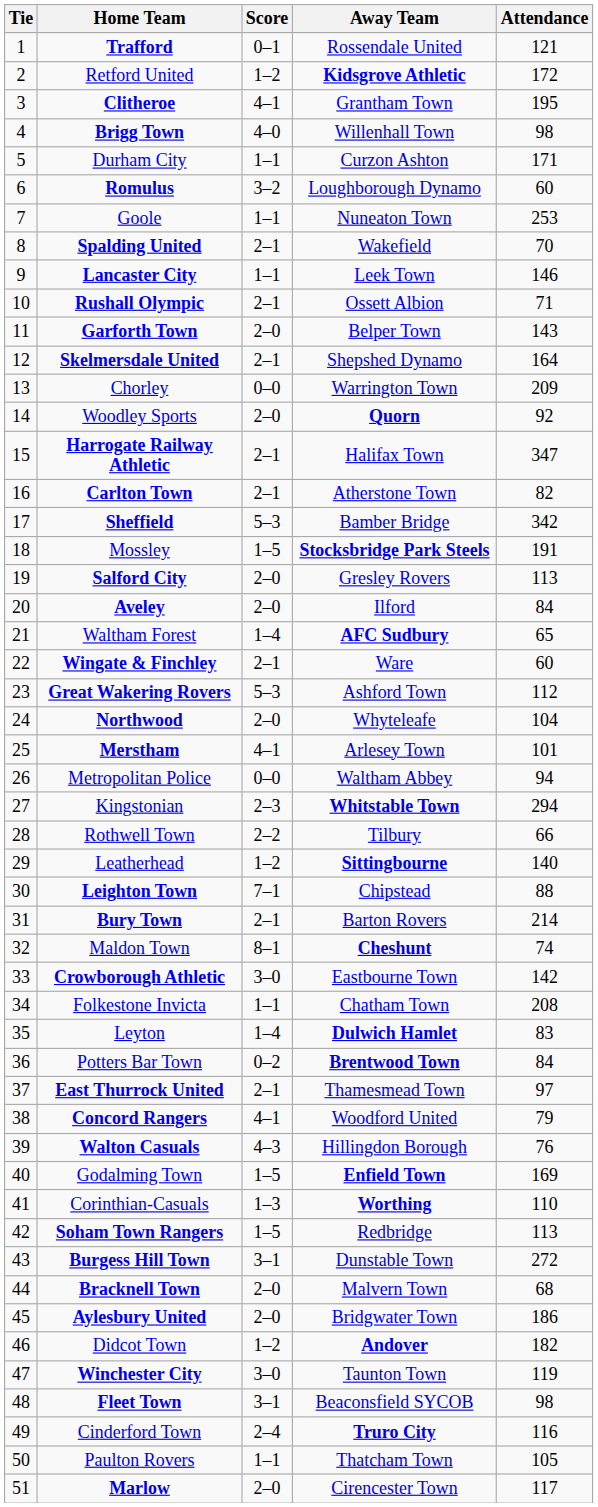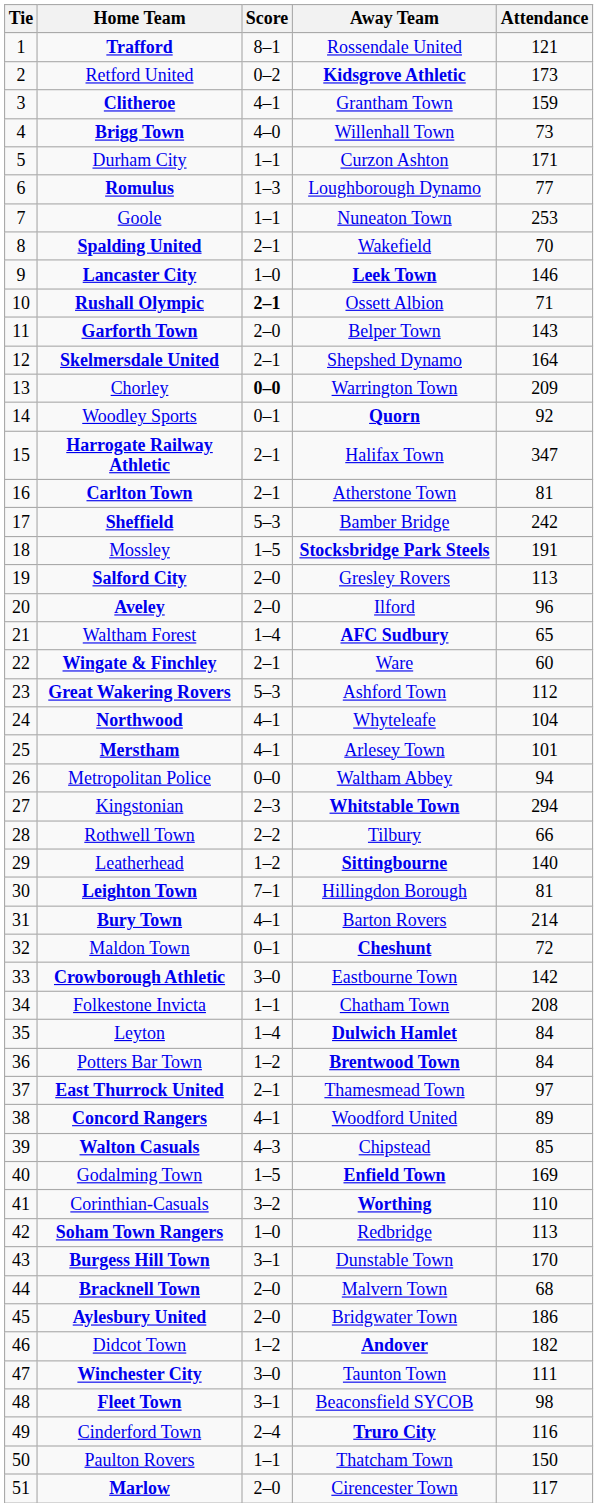(267, 47) 0–1 -> (267, 47) 8–1
(267, 75) 1–2 -> (267, 75) 0–2
(545, 75) 172 -> (545, 75) 173
(545, 103) 195 -> (545, 103) 159
(545, 132) 98 -> (545, 132) 73
(267, 189) 3–2 -> (267, 189) 1–3
(545, 189) 60 -> (545, 189) 77
(267, 274) 1–1 -> (267, 274) 1–0
(395, 274) normal -> (395, 274) bold
(267, 302) normal -> (267, 302) bold
(267, 388) normal -> (267, 388) bold
(267, 416) 2–0 -> (267, 416) 0–1
(545, 493) 82 -> (545, 493) 81
(545, 522) 342 -> (545, 522) 242
(545, 607) 84 -> (545, 607) 96
(267, 720) 2–0 -> (267, 720) 4–1
(395, 891) Chipstead -> (395, 891) Hillingdon Borough
(545, 891) 88 -> (545, 891) 81
(267, 919) 2–1 -> (267, 919) 4–1
(267, 948) 8–1 -> (267, 948) 0–1
(545, 948) 74 -> (545, 948) 72
(545, 1033) 83 -> (545, 1033) 84
(267, 1061) 0–2 -> (267, 1061) 1–2
(545, 1118) 79 -> (545, 1118) 89
(395, 1147) Hillingdon Borough -> (395, 1147) Chipstead
(545, 1147) 76 -> (545, 1147) 85
(267, 1204) 1–3 -> (267, 1204) 3–2
(267, 1232) 1–5 -> (267, 1232) 1–0
(545, 1260) 272 -> (545, 1260) 170
(545, 1374) 119 -> (545, 1374) 111
(545, 1459) 105 -> (545, 1459) 150
